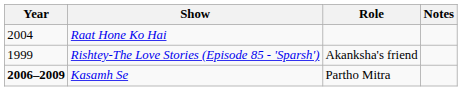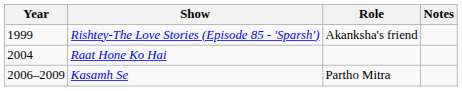rows swapped: (195, 55) <-> (119, 34)
(36, 75) bold -> (36, 75) normal
